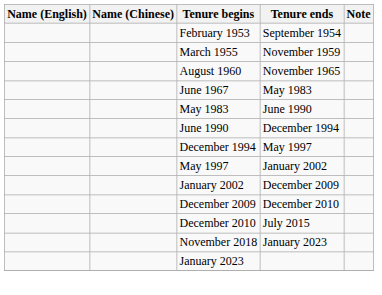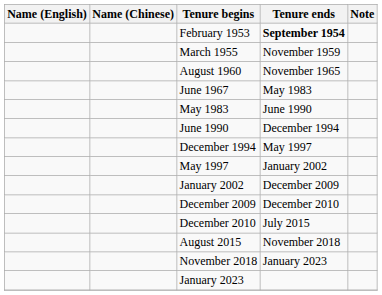(302, 33) normal -> (304, 33) bold
+ row: (210, 242)
